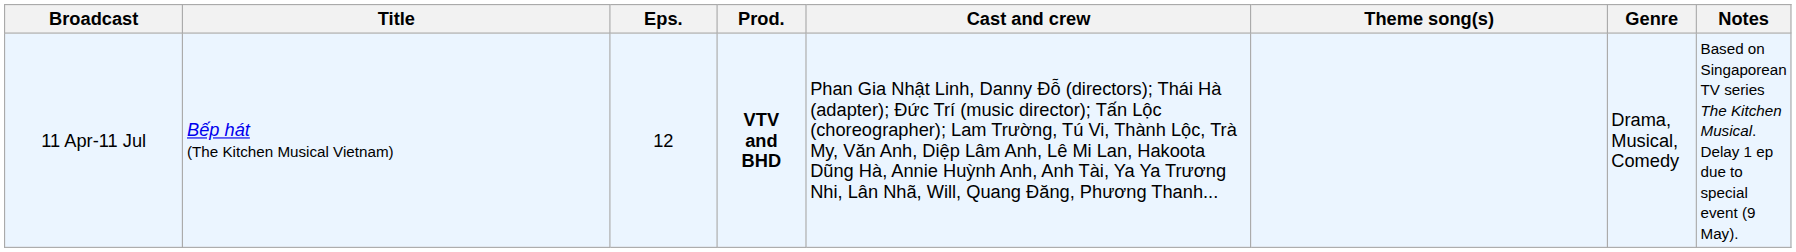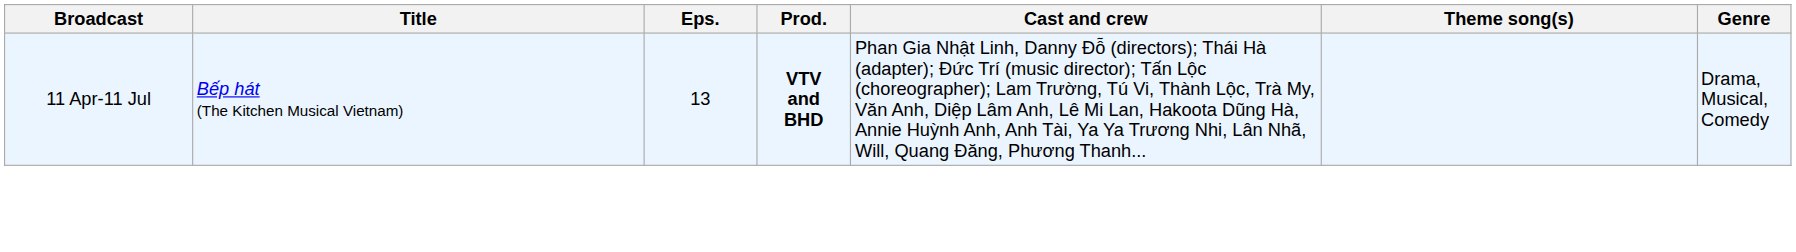- column: (1744, 18)
(663, 140) 12 -> (700, 99) 13
